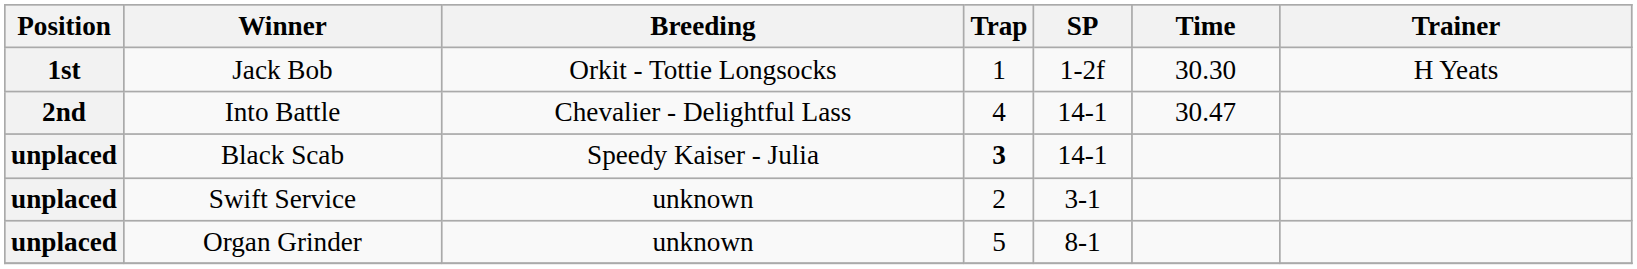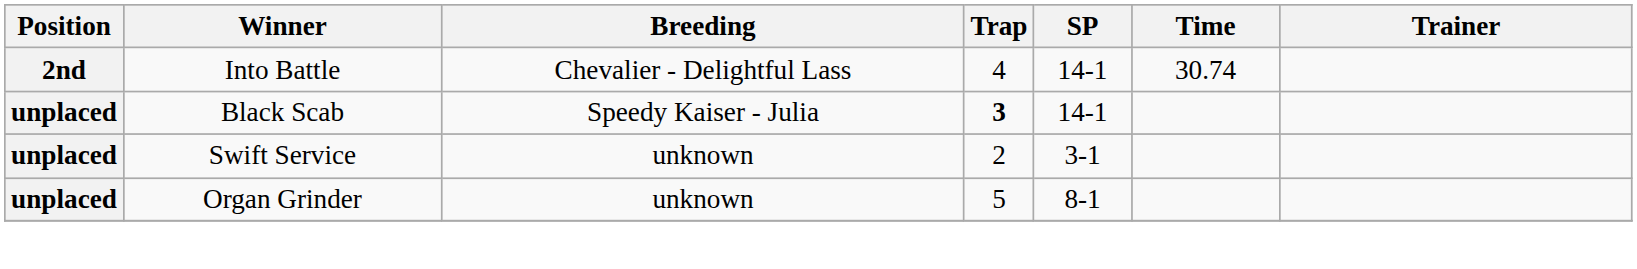- row: (282, 69)
(1206, 112) 30.47 -> (1206, 69) 30.74
